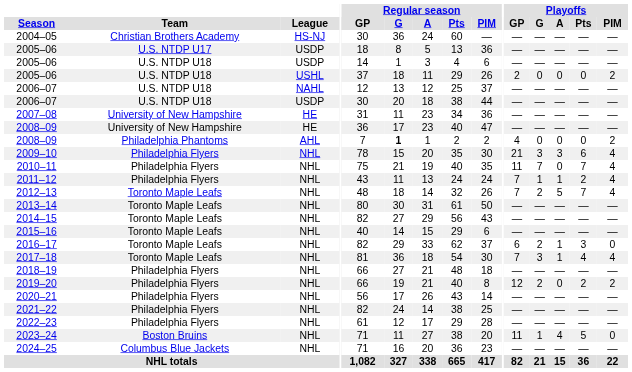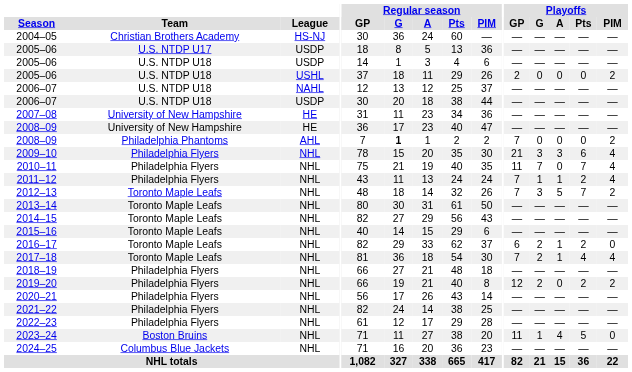(517, 140) 4 -> (517, 140) 7
(540, 192) 2 -> (540, 192) 3
(613, 192) 4 -> (613, 192) 2
(583, 244) 3 -> (583, 244) 2
(540, 257) 3 -> (540, 257) 2
